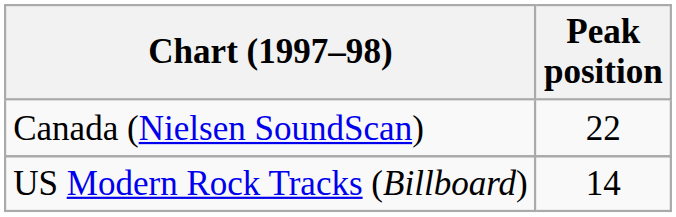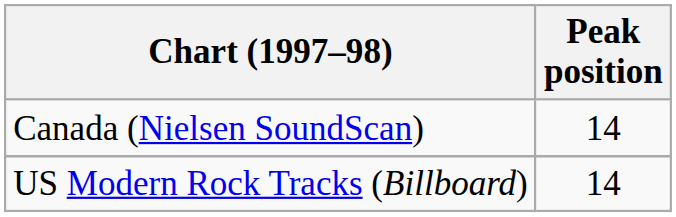(603, 127) 22 -> (603, 127) 14
